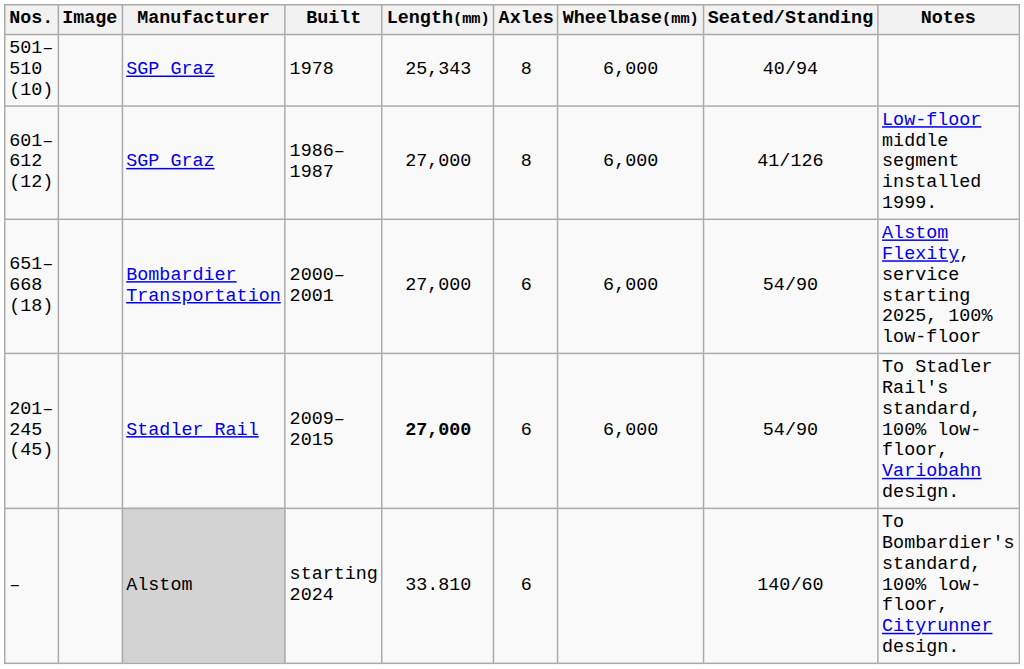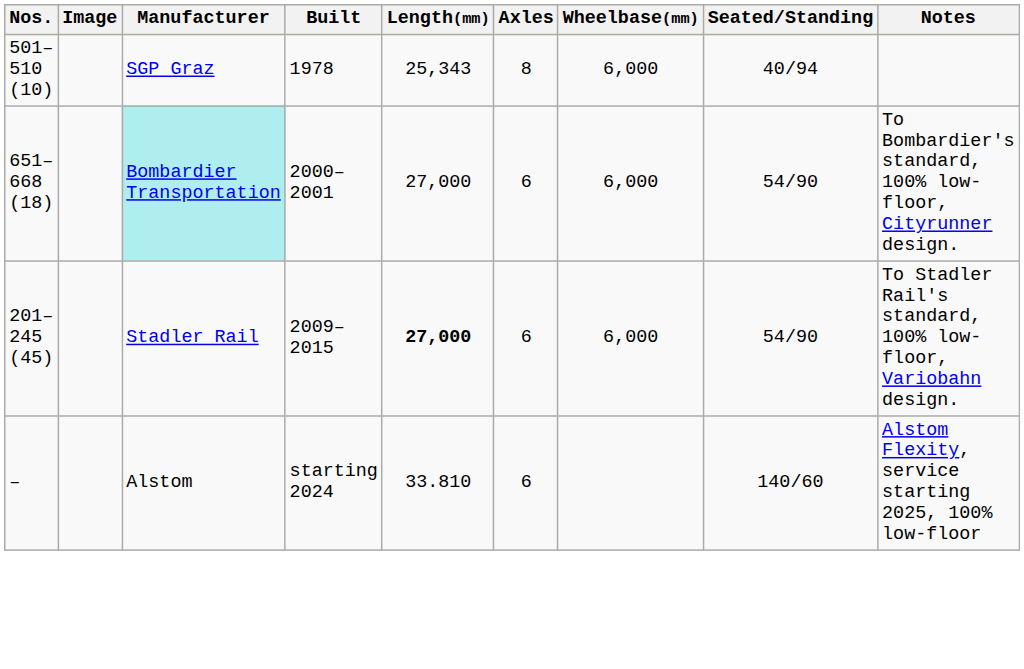- row: (31, 163)
(203, 286) no background -> (203, 184) paleturquoise background
(937, 286) Alstom Flexity, service starting 2025, 100% low-floor -> (948, 184) To Bombardier's standard, 100% low-floor, Cityrunner design.
(159, 586) lightgrey background -> (159, 483) no background
(948, 586) To Bombardier's standard, 100% low-floor, Cityrunner design. -> (937, 483) Alstom Flexity, service starting 2025, 100% low-floor
